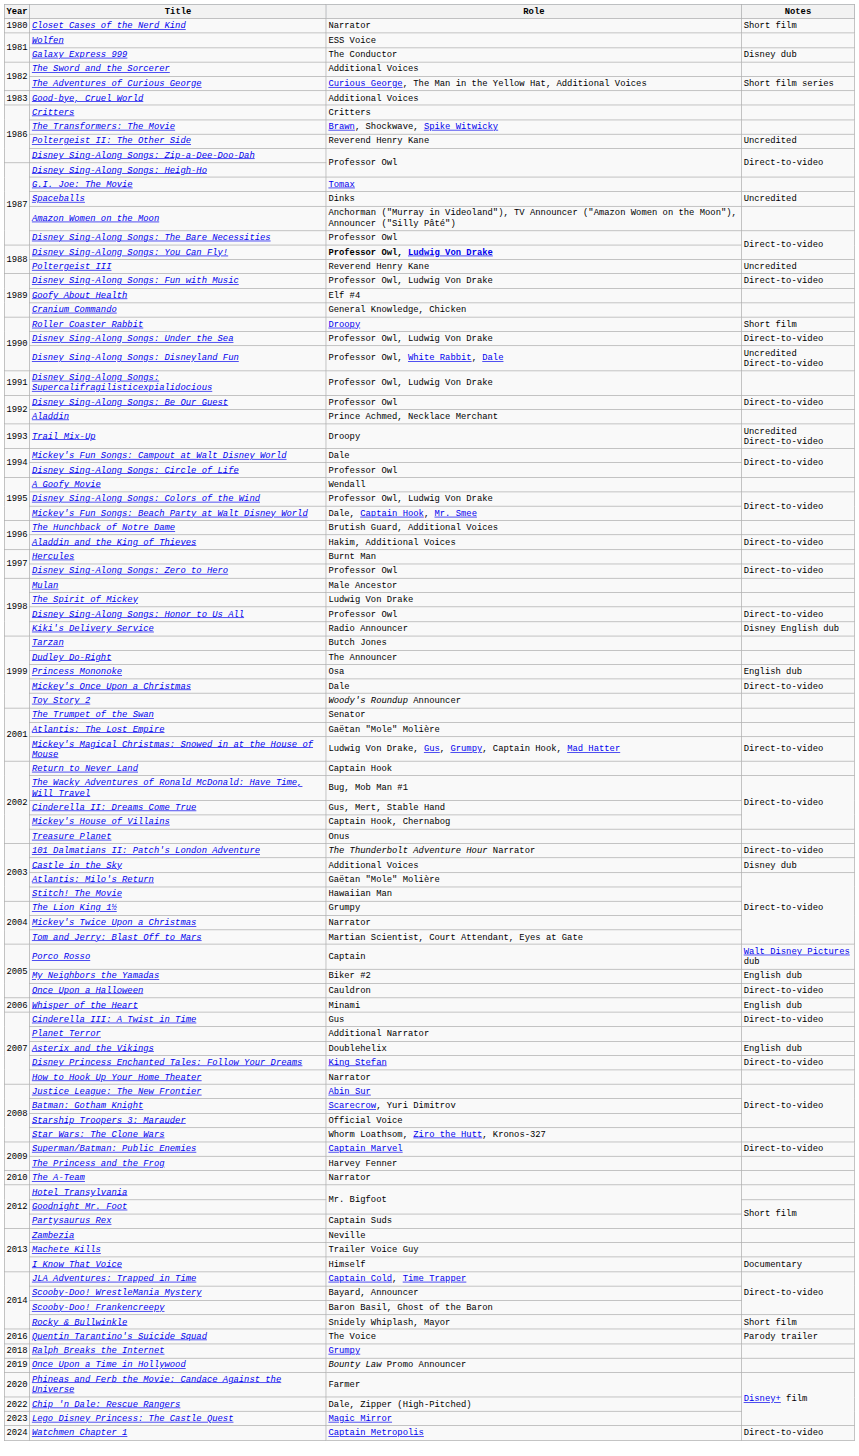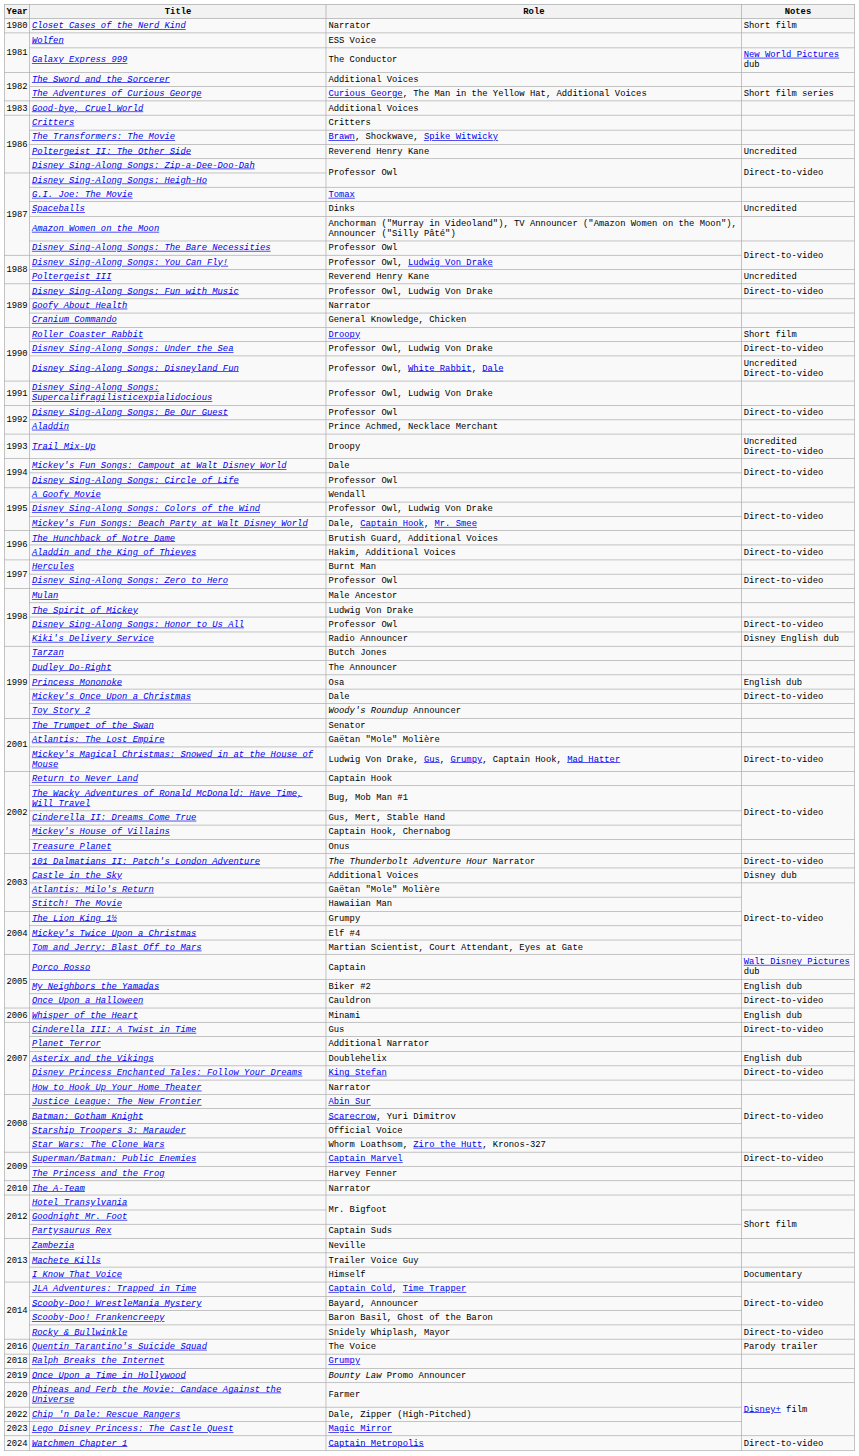(770, 55) Disney dub -> (791, 60) New World Pictures dub
(411, 252) bold -> (411, 262) normal
(344, 295) Elf #4 -> (350, 306) Narrator
(350, 923) Narrator -> (344, 933) Elf #4
(770, 1322) Short film -> (783, 1332) Direct-to-video
